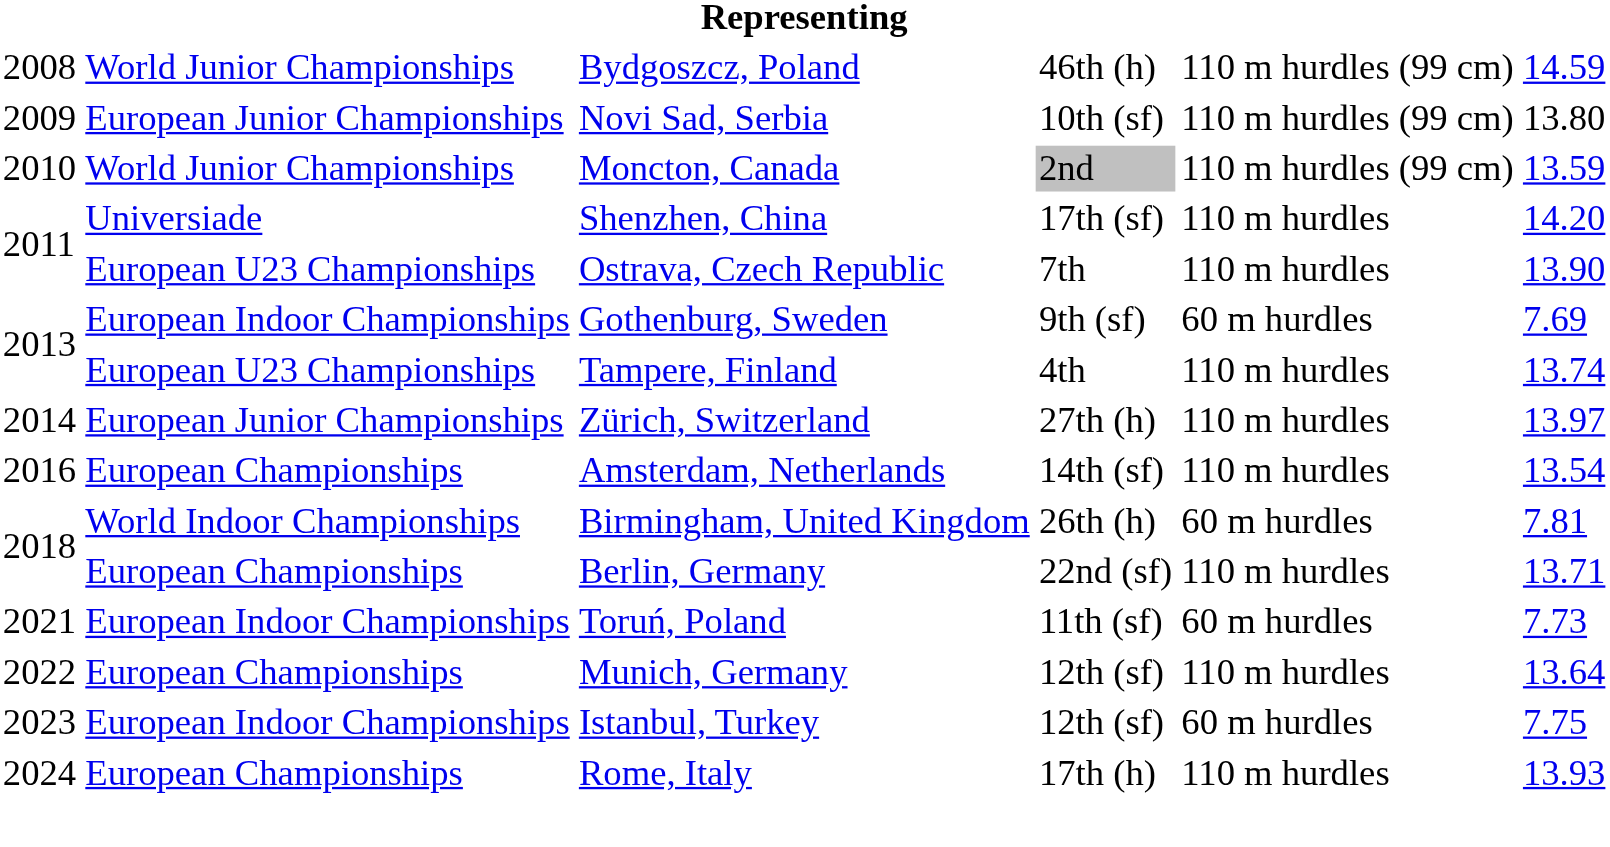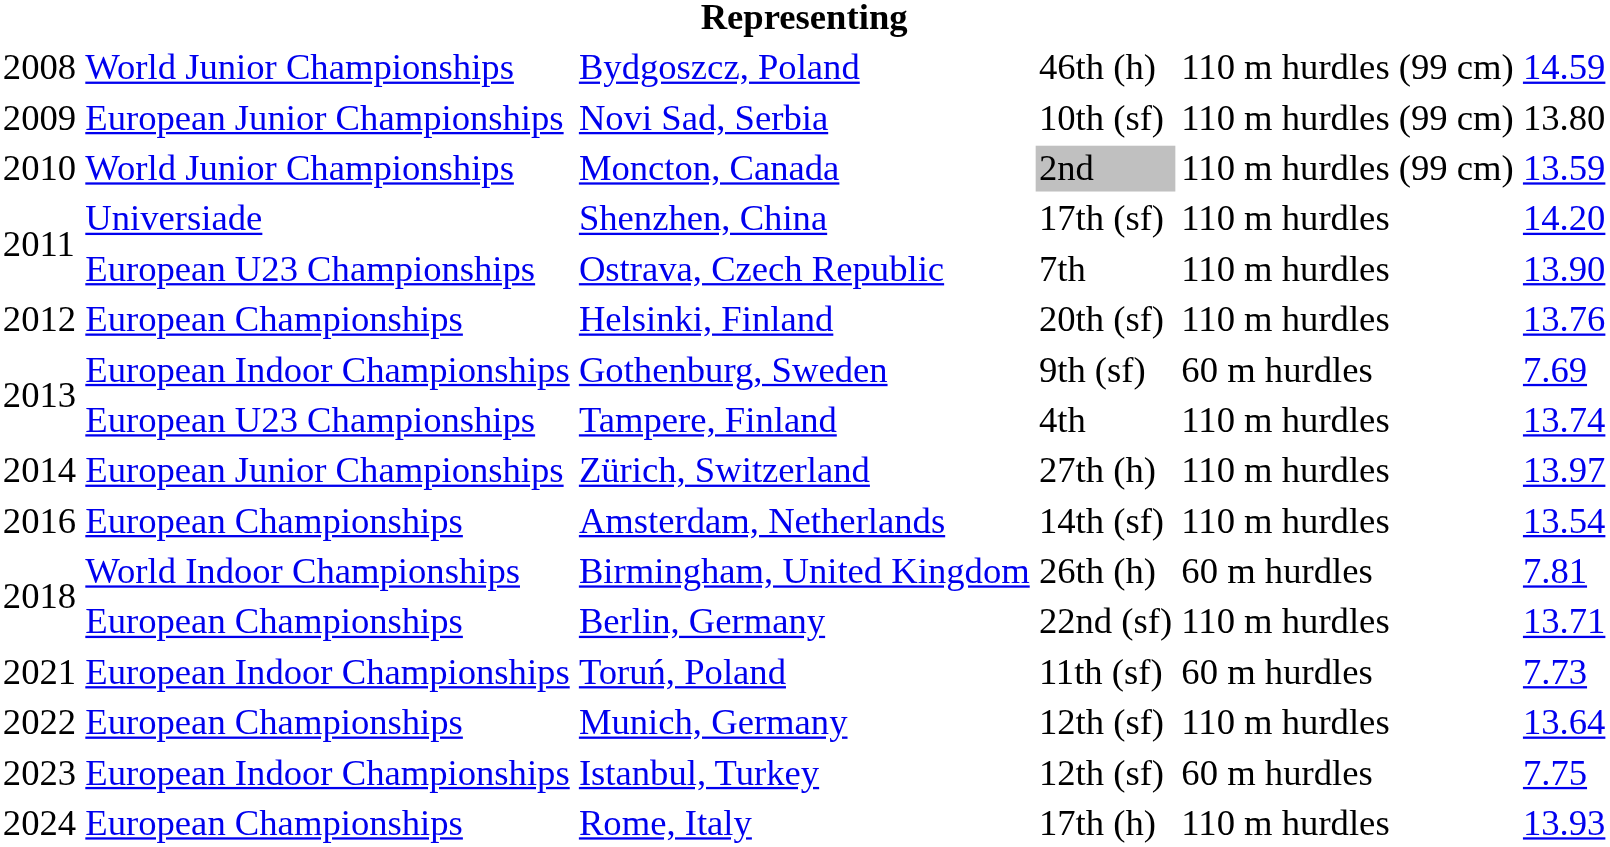+ row: (706, 319)
